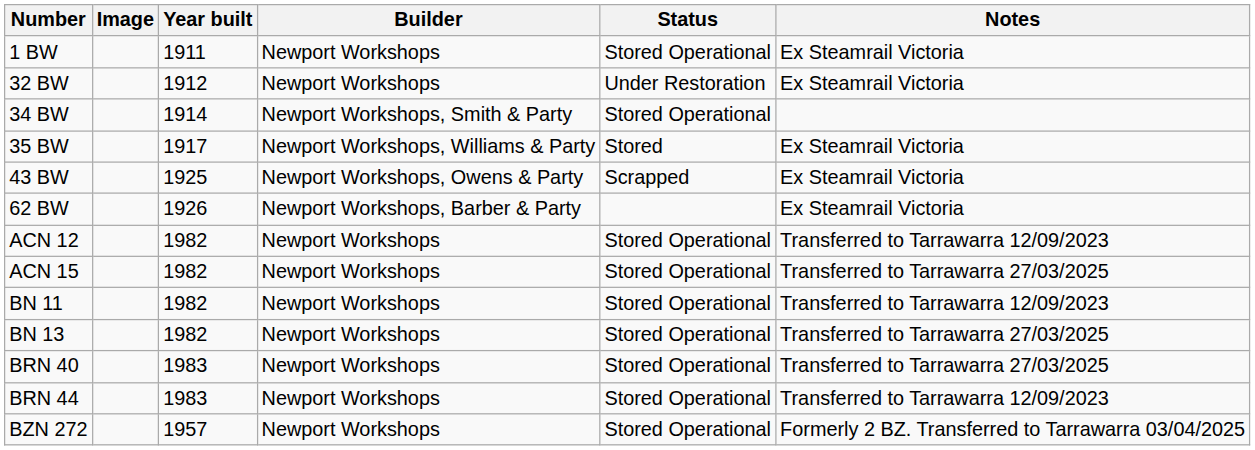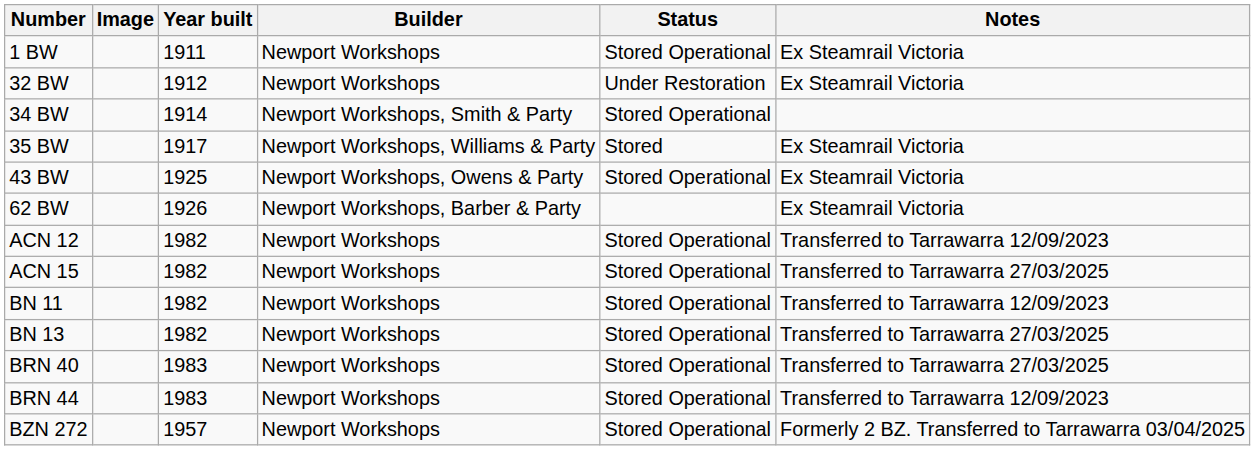(647, 177) Scrapped -> (688, 177) Stored Operational
